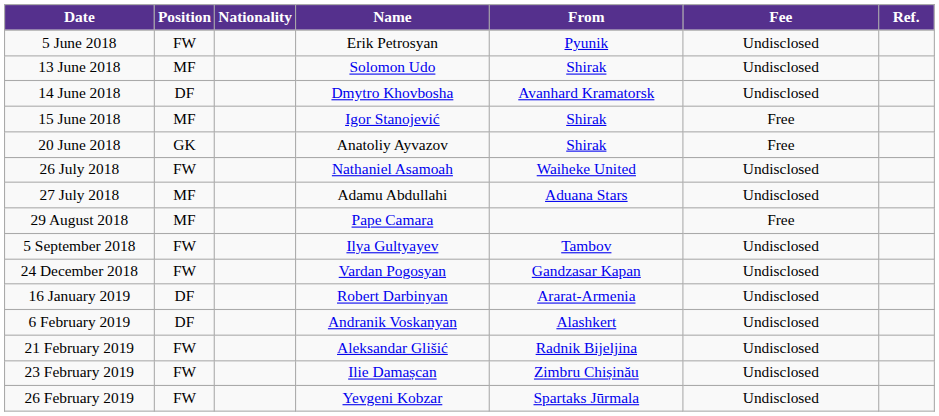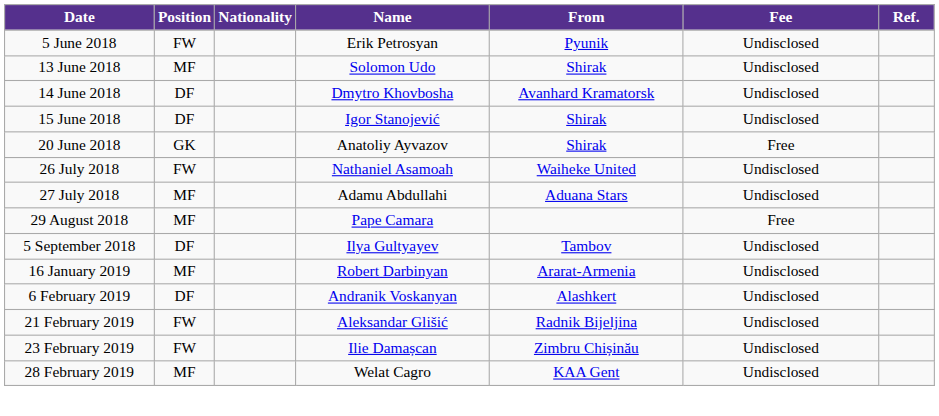(184, 119) MF -> (184, 119) DF
(781, 119) Free -> (781, 119) Undisclosed
(184, 246) FW -> (184, 246) DF
- row: (79, 271)
(184, 297) DF -> (184, 271) MF
- row: (79, 398)
+ row: (79, 373)
